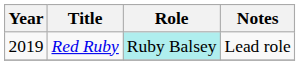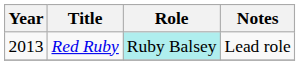(26, 45) 2019 -> (26, 45) 2013
